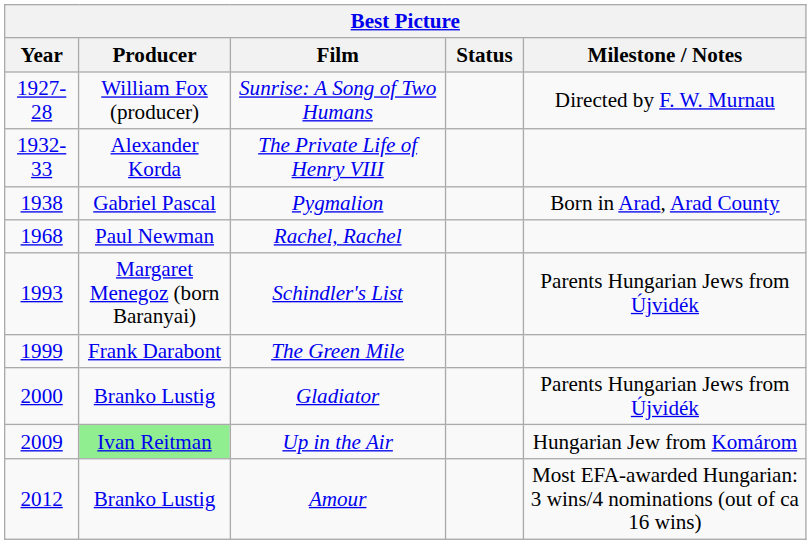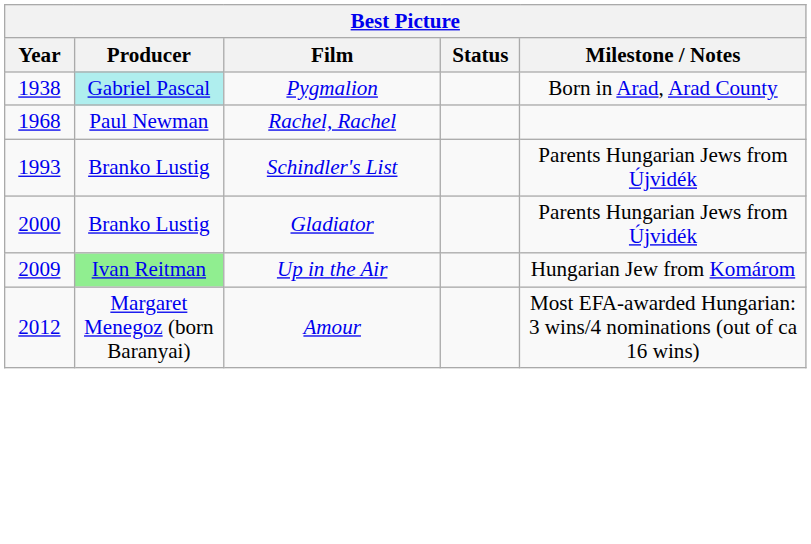- row: (338, 100)
- row: (338, 157)
(155, 202) no background -> (149, 88) paleturquoise background
(155, 293) Margaret Menegoz (born Baranyai) -> (149, 167) Branko Lustig
- row: (338, 350)
(155, 498) Branko Lustig -> (149, 326) Margaret Menegoz (born Baranyai)
